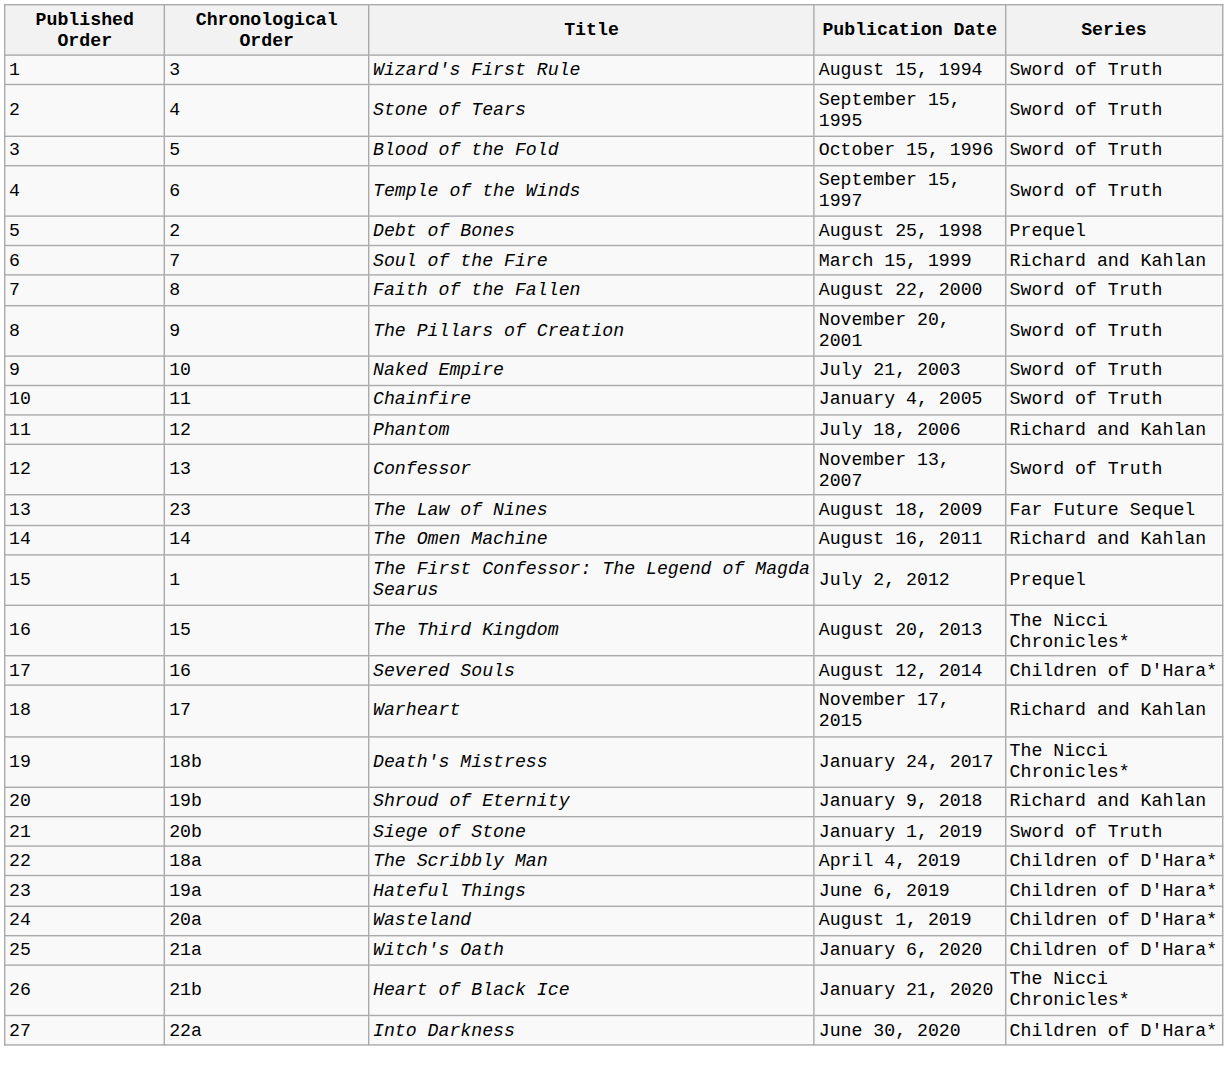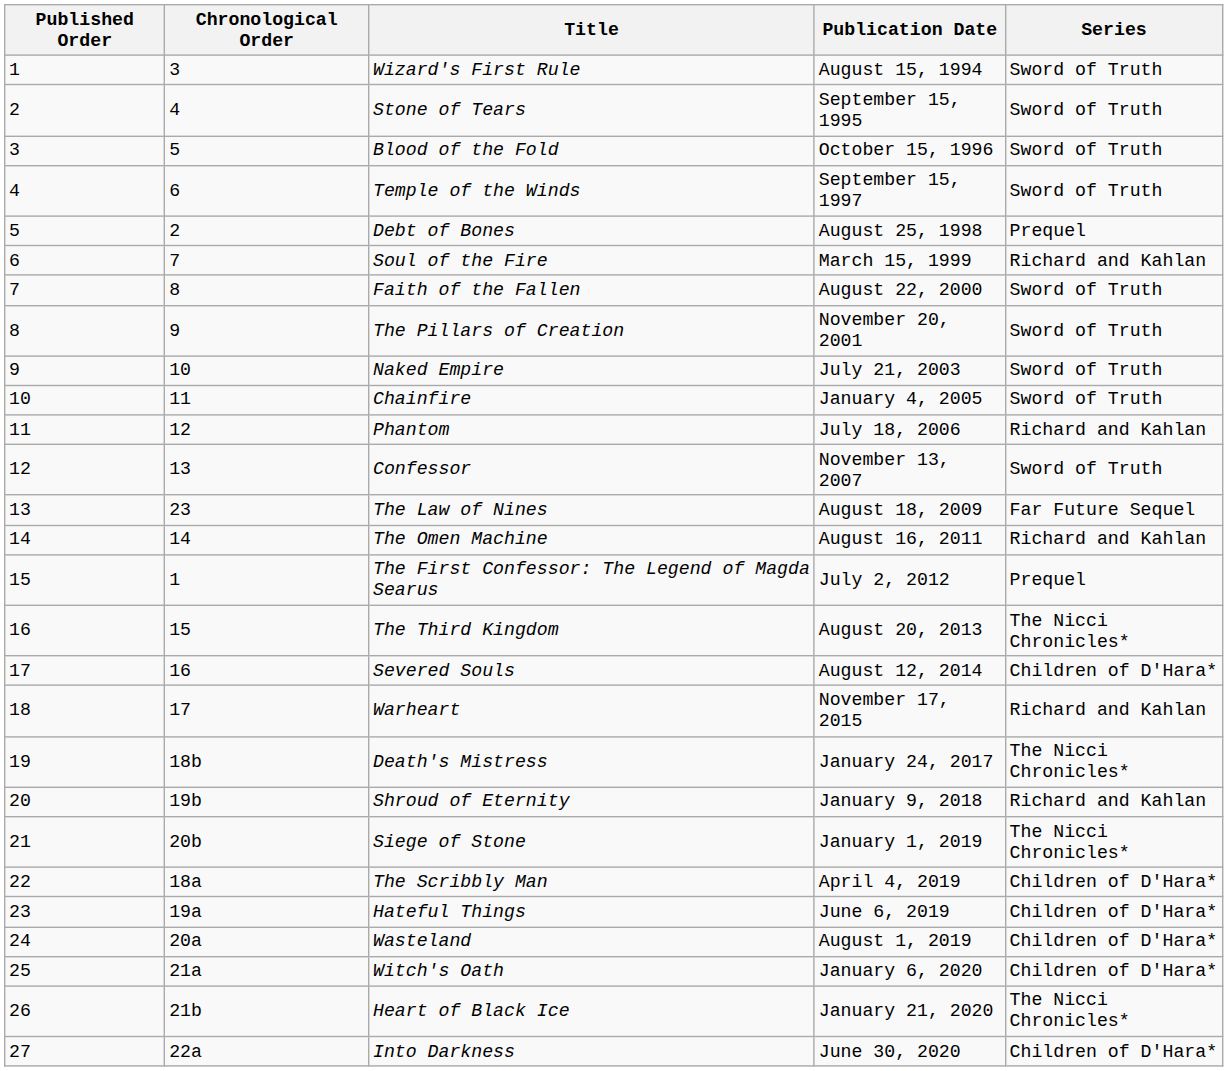(1086, 831) Sword of Truth -> (1070, 842) The Nicci Chronicles*
